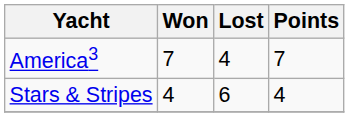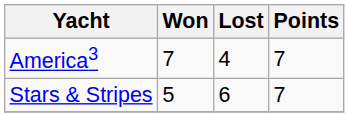(168, 95) 4 -> (168, 95) 5
(280, 95) 4 -> (280, 95) 7
